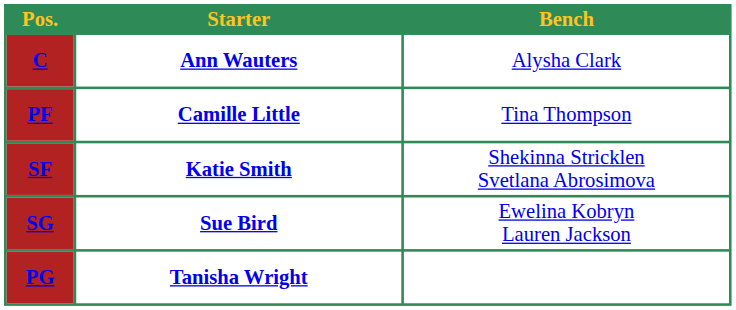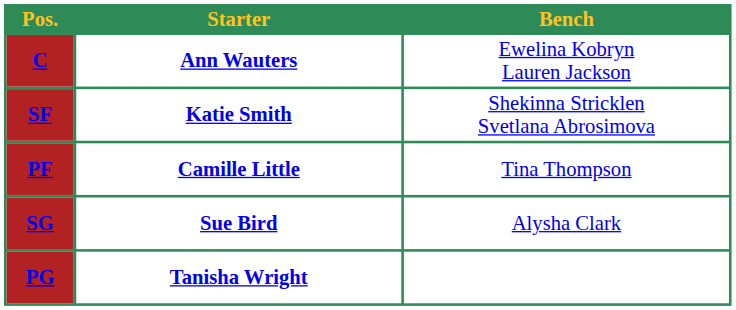(566, 60) Alysha Clark -> (566, 60) Ewelina Kobryn Lauren Jackson
rows swapped: (40, 114) <-> (40, 168)
(566, 223) Ewelina Kobryn Lauren Jackson -> (566, 223) Alysha Clark
